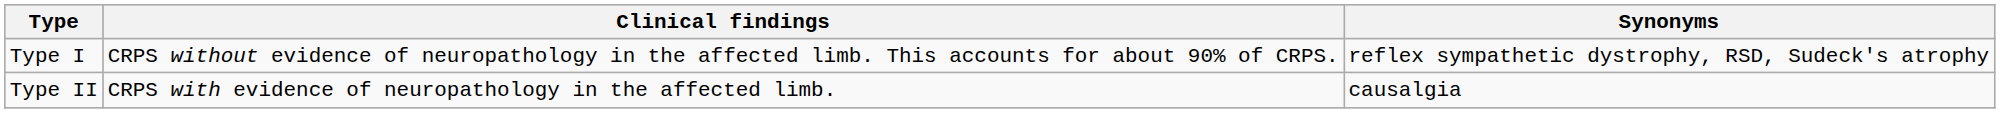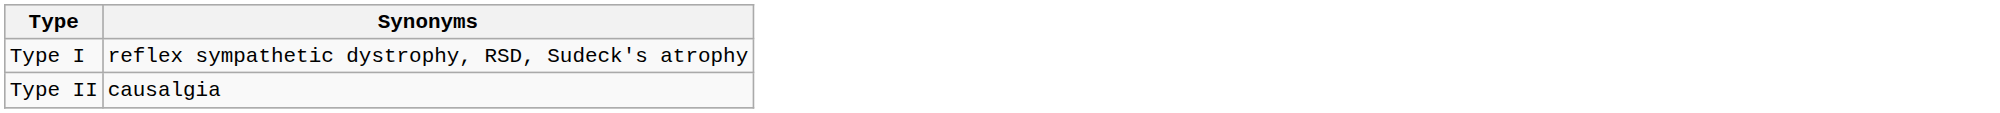- column: (723, 22)
